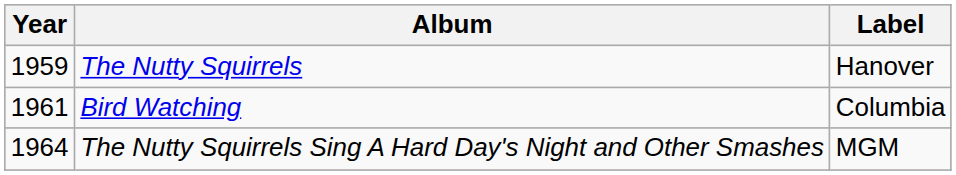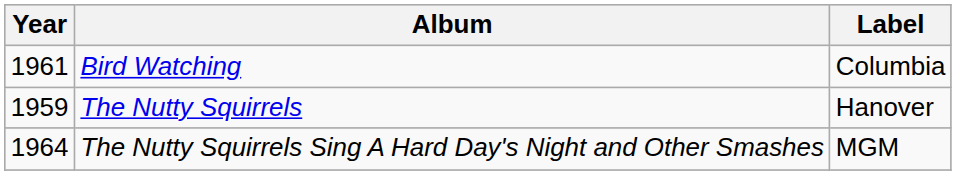rows swapped: (191, 66) <-> (161, 107)
